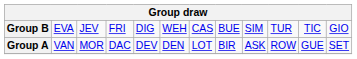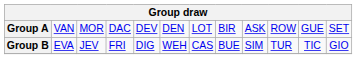rows swapped: (28, 45) <-> (28, 29)
